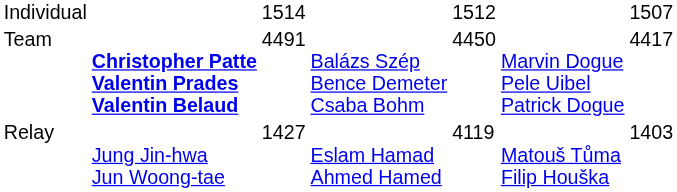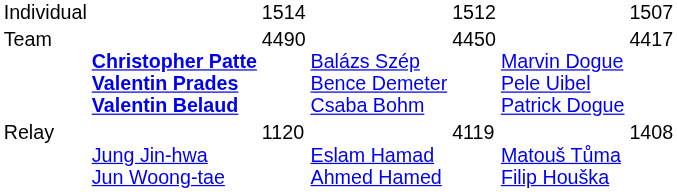(284, 39) 4491 -> (284, 39) 4490
(284, 133) 1427 -> (283, 133) 1120
(651, 133) 1403 -> (651, 133) 1408
